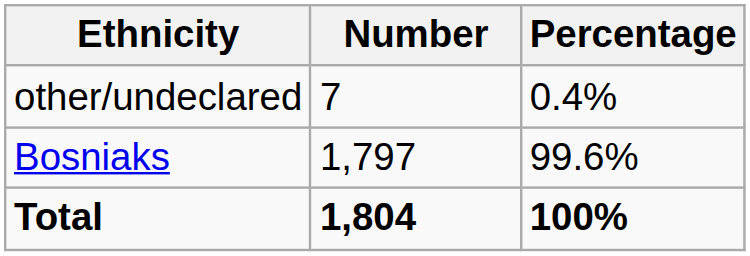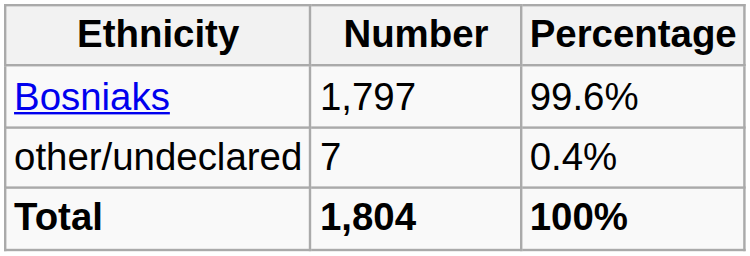rows swapped: (92, 156) <-> (158, 95)
